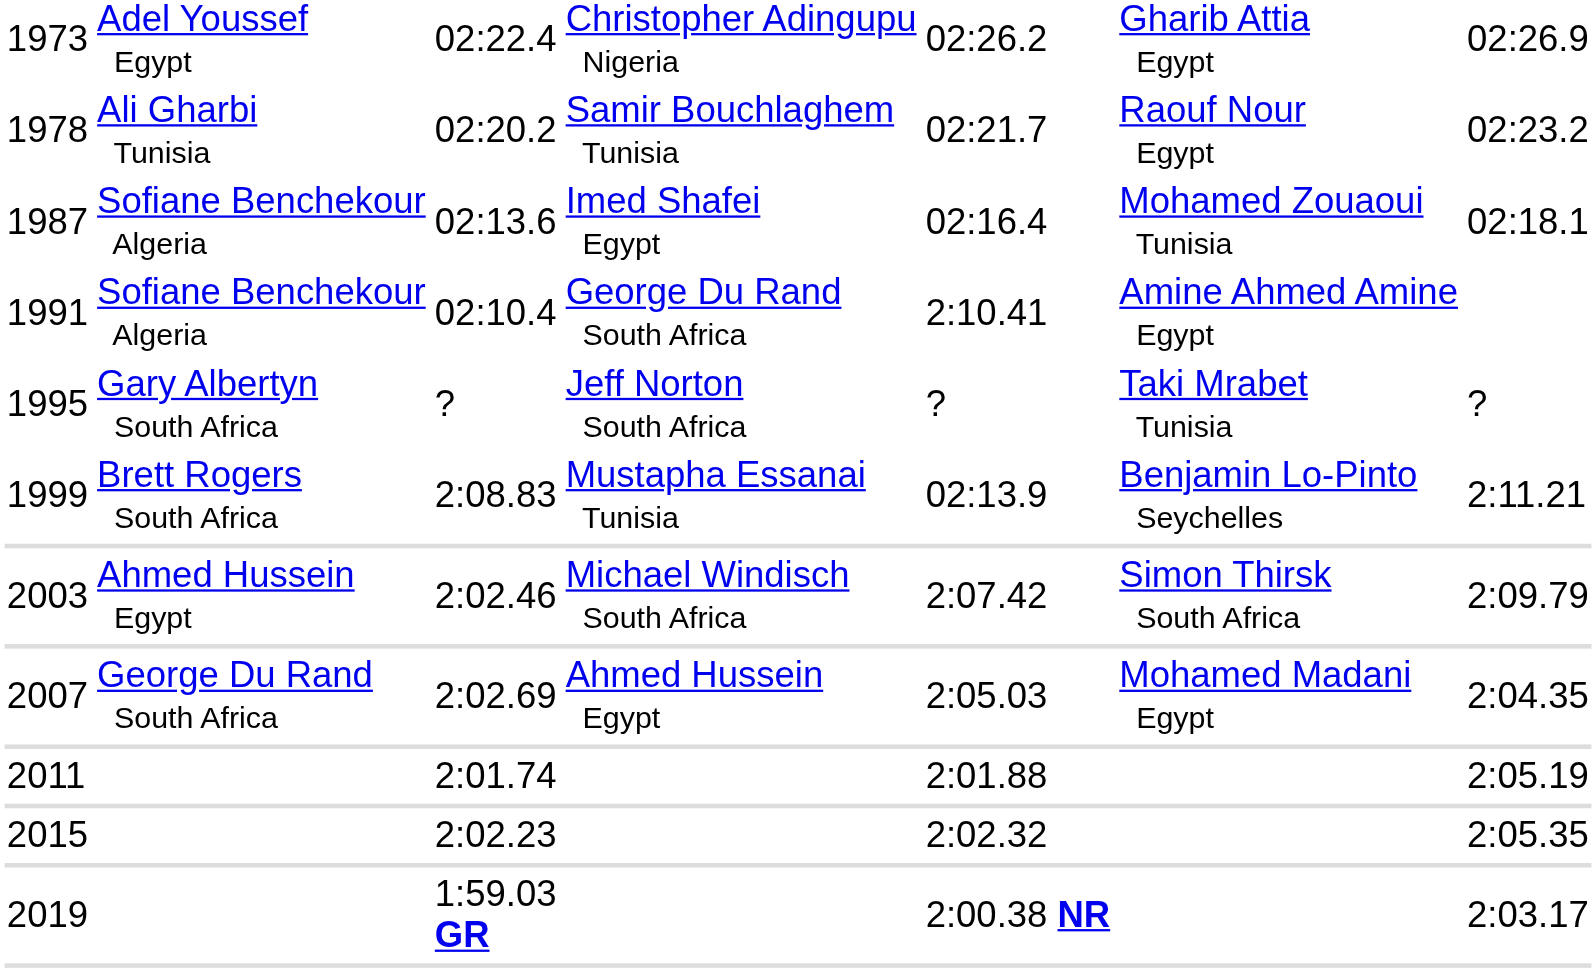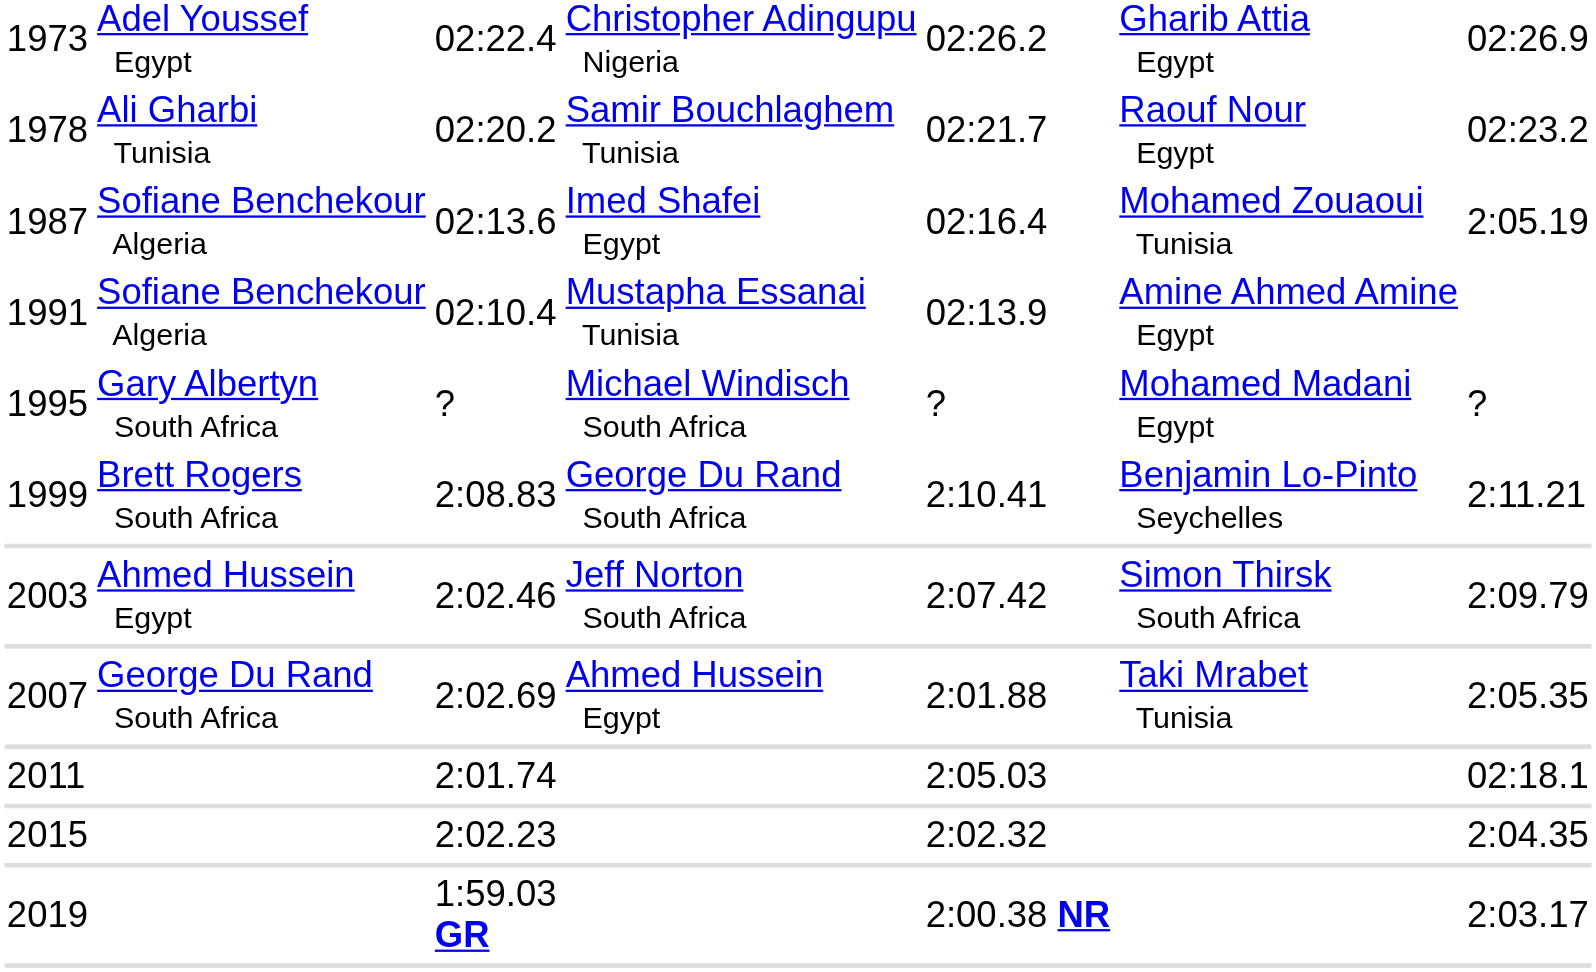(1528, 221) 02:18.1 -> (1528, 221) 2:05.19
(704, 312) George Du Rand South Africa -> (716, 312) Mustapha Essanai Tunisia
(987, 312) 2:10.41 -> (987, 312) 02:13.9
(656, 404) Jeff Norton South Africa -> (708, 404) Michael Windisch South Africa
(1214, 404) Taki Mrabet Tunisia -> (1265, 404) Mohamed Madani Egypt
(716, 495) Mustapha Essanai Tunisia -> (704, 495) George Du Rand South Africa
(987, 495) 02:13.9 -> (987, 495) 2:10.41
(708, 595) Michael Windisch South Africa -> (656, 595) Jeff Norton South Africa
(987, 695) 2:05.03 -> (987, 695) 2:01.88
(1265, 695) Mohamed Madani Egypt -> (1214, 695) Taki Mrabet Tunisia
(1528, 695) 2:04.35 -> (1528, 695) 2:05.35
(987, 775) 2:01.88 -> (987, 775) 2:05.03
(1528, 775) 2:05.19 -> (1528, 775) 02:18.1
(1528, 834) 2:05.35 -> (1528, 834) 2:04.35
